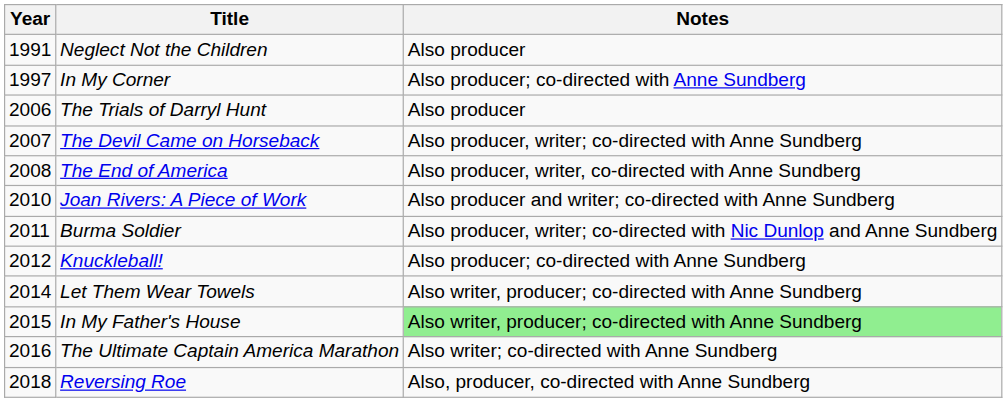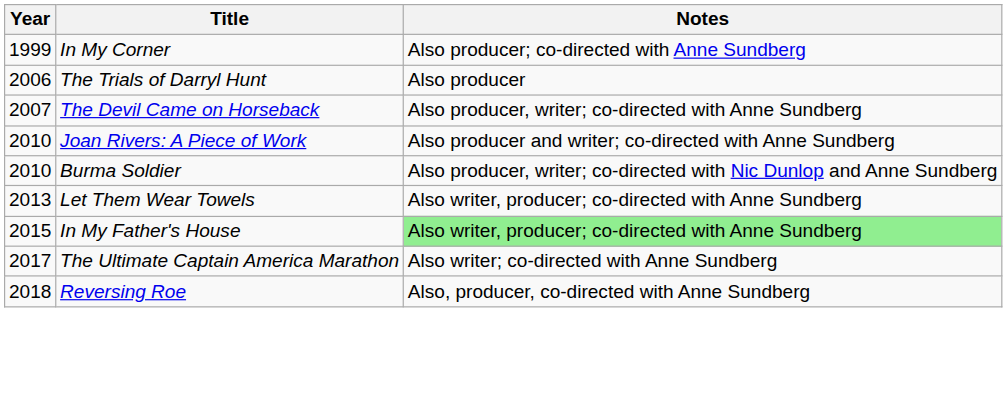- row: (164, 49)
(30, 79) 1997 -> (30, 49) 1999
- row: (144, 170)
(29, 230) 2011 -> (30, 170) 2010
- row: (111, 261)
(30, 291) 2014 -> (30, 200) 2013
(30, 351) 2016 -> (30, 261) 2017
